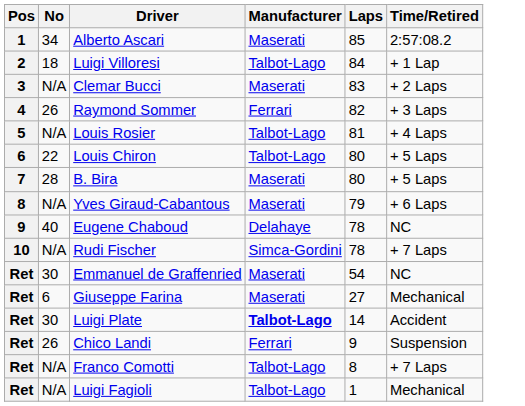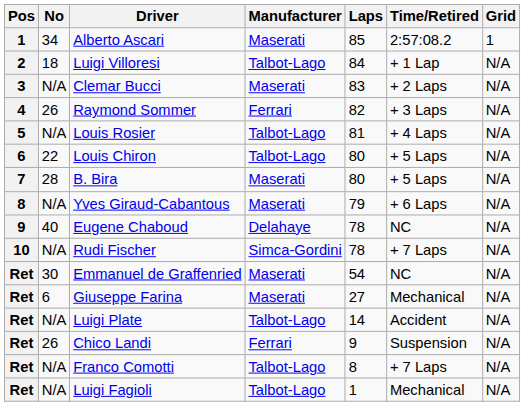+ column: (501, 16)
(50, 320) 30 -> (54, 320) N/A
(290, 320) bold -> (287, 320) normal
